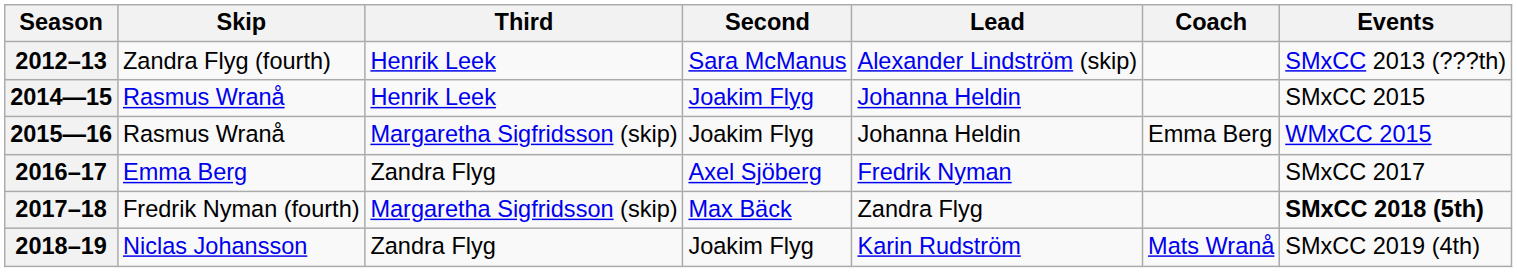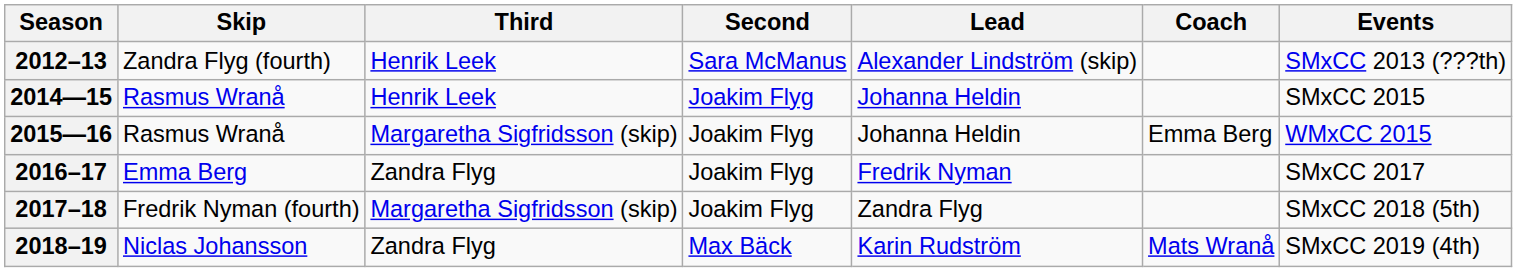(755, 172) Axel Sjöberg -> (751, 172) Joakim Flyg
(740, 209) Max Bäck -> (751, 209) Joakim Flyg
(1385, 209) bold -> (1383, 209) normal
(751, 246) Joakim Flyg -> (740, 246) Max Bäck
